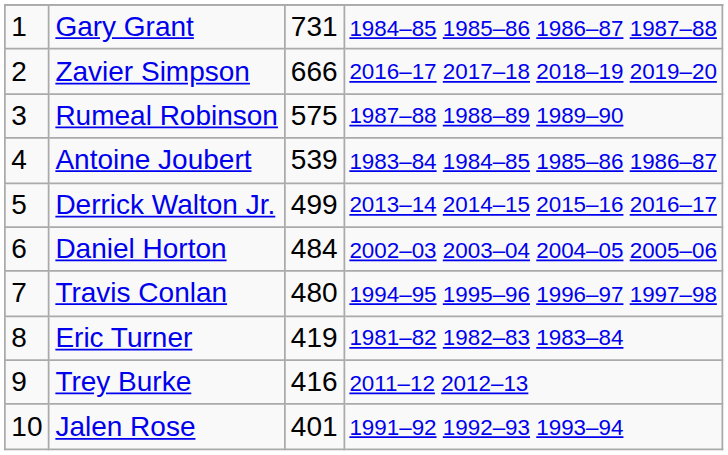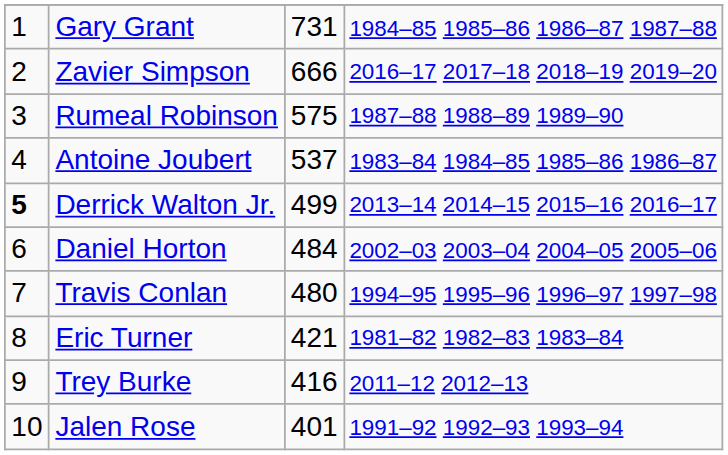(314, 159) 539 -> (314, 159) 537
(19, 204) normal -> (19, 204) bold
(314, 337) 419 -> (314, 337) 421
